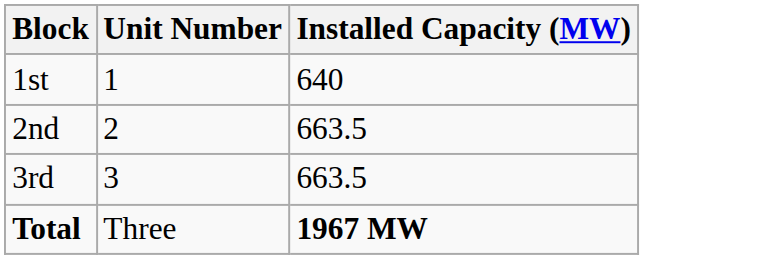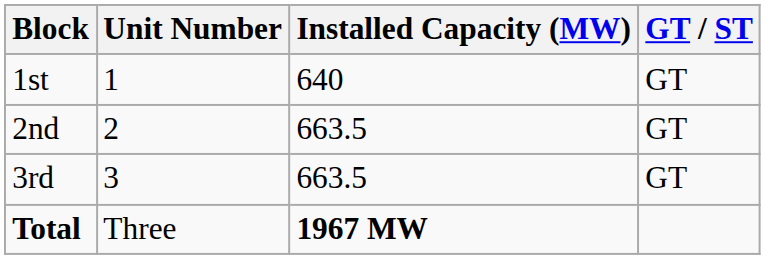+ column: (699, 29)
